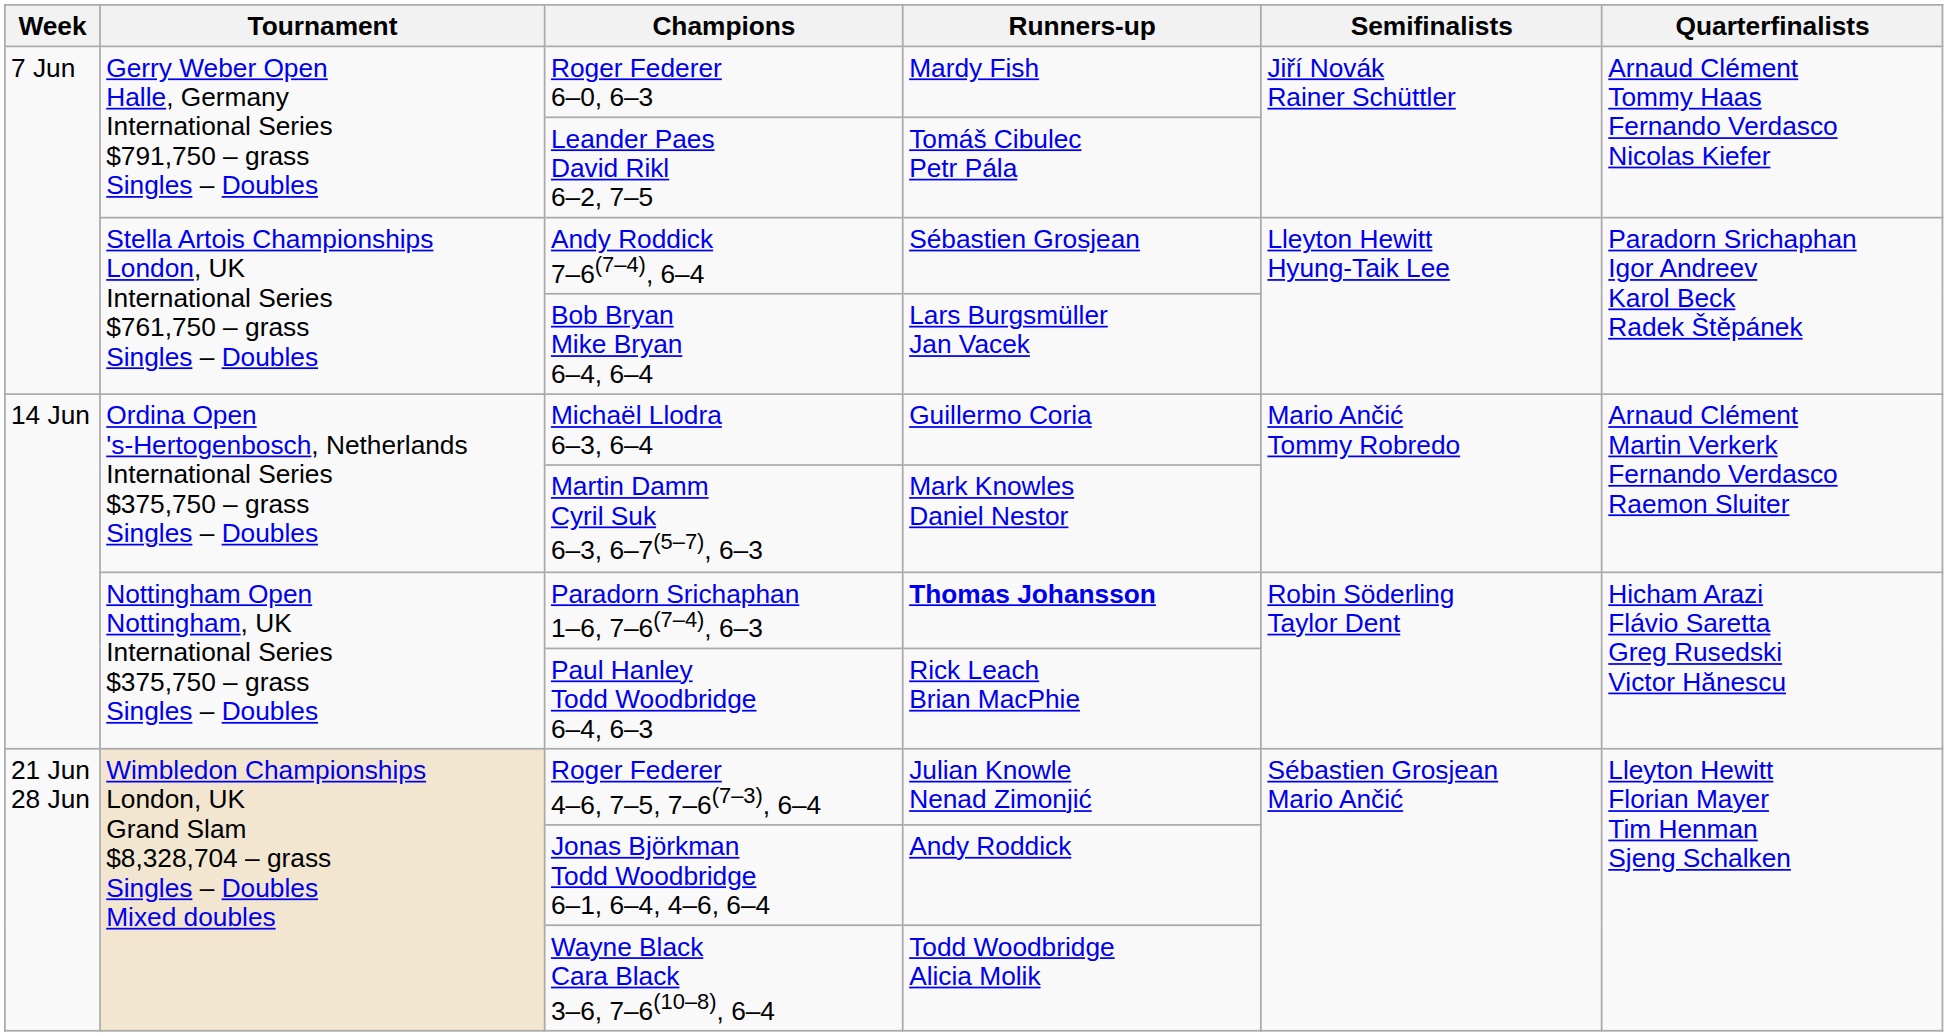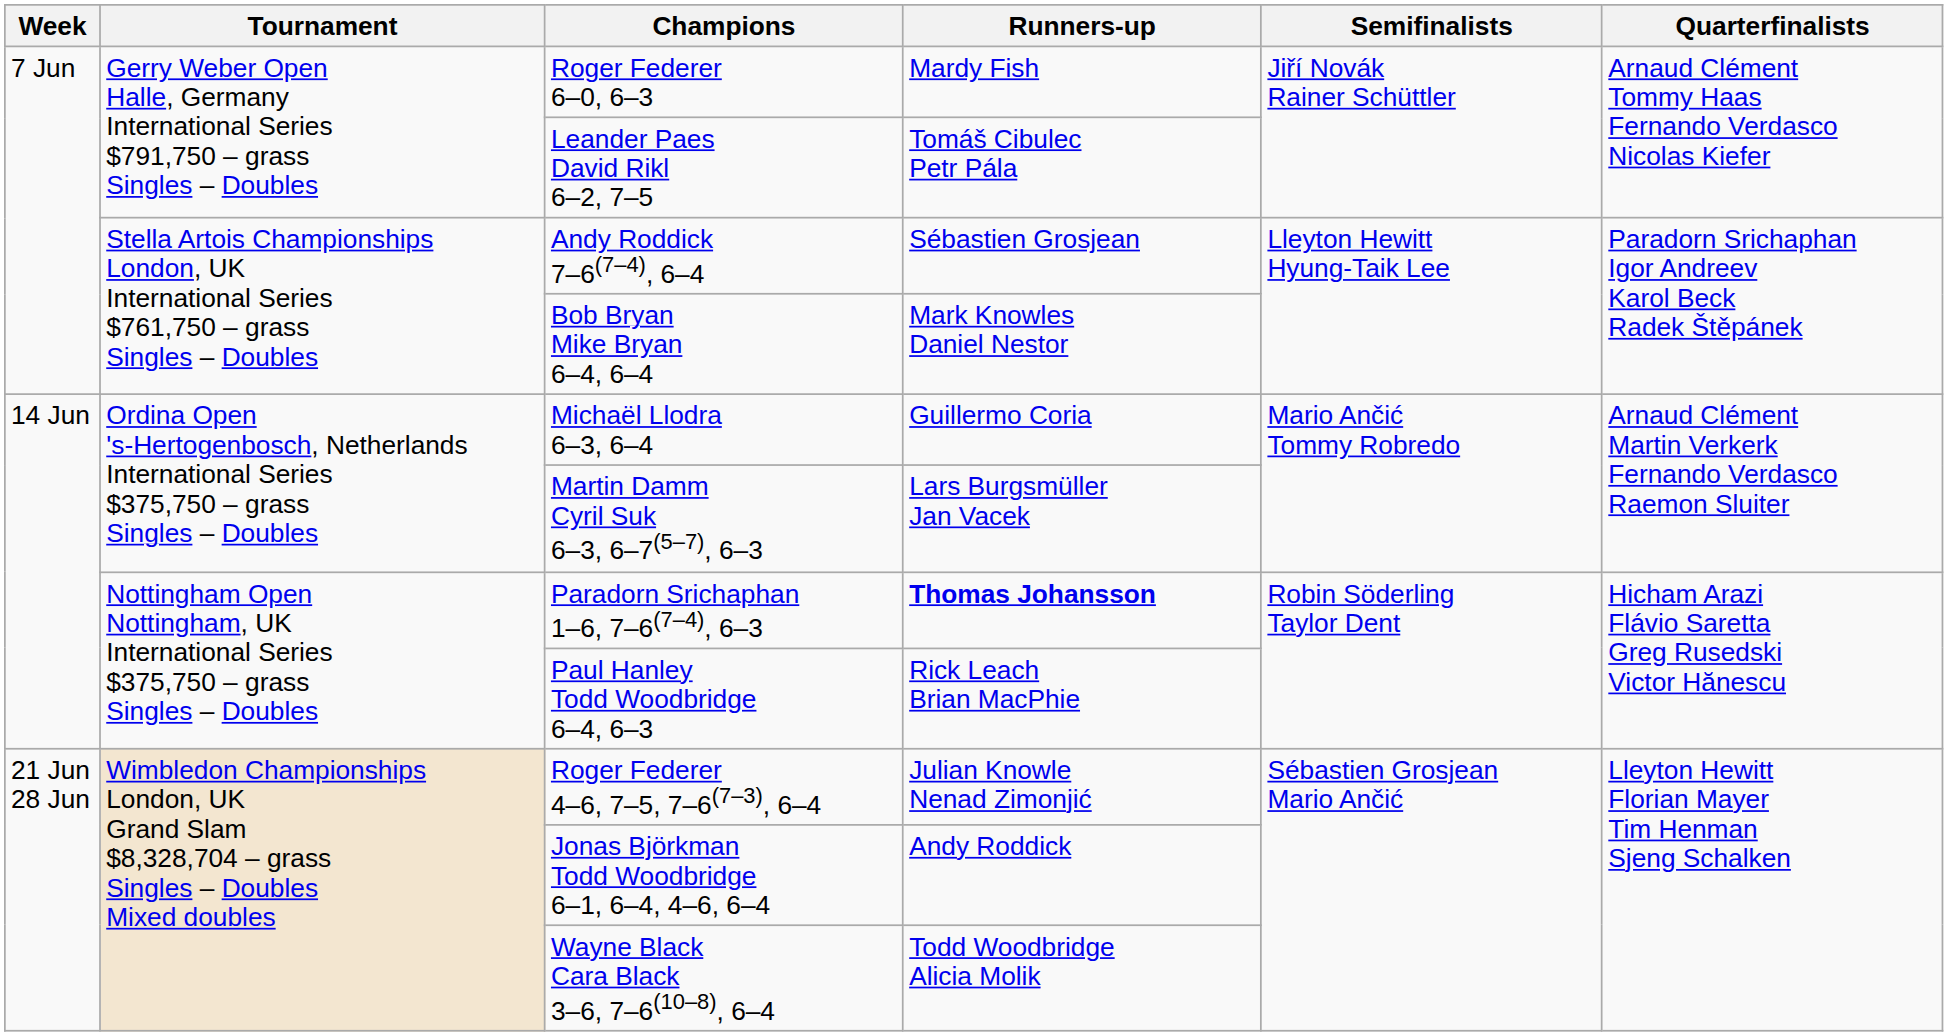(1008, 330) Lars Burgsmüller Jan Vacek -> (992, 330) Mark Knowles Daniel Nestor
(992, 502) Mark Knowles Daniel Nestor -> (1008, 502) Lars Burgsmüller Jan Vacek
